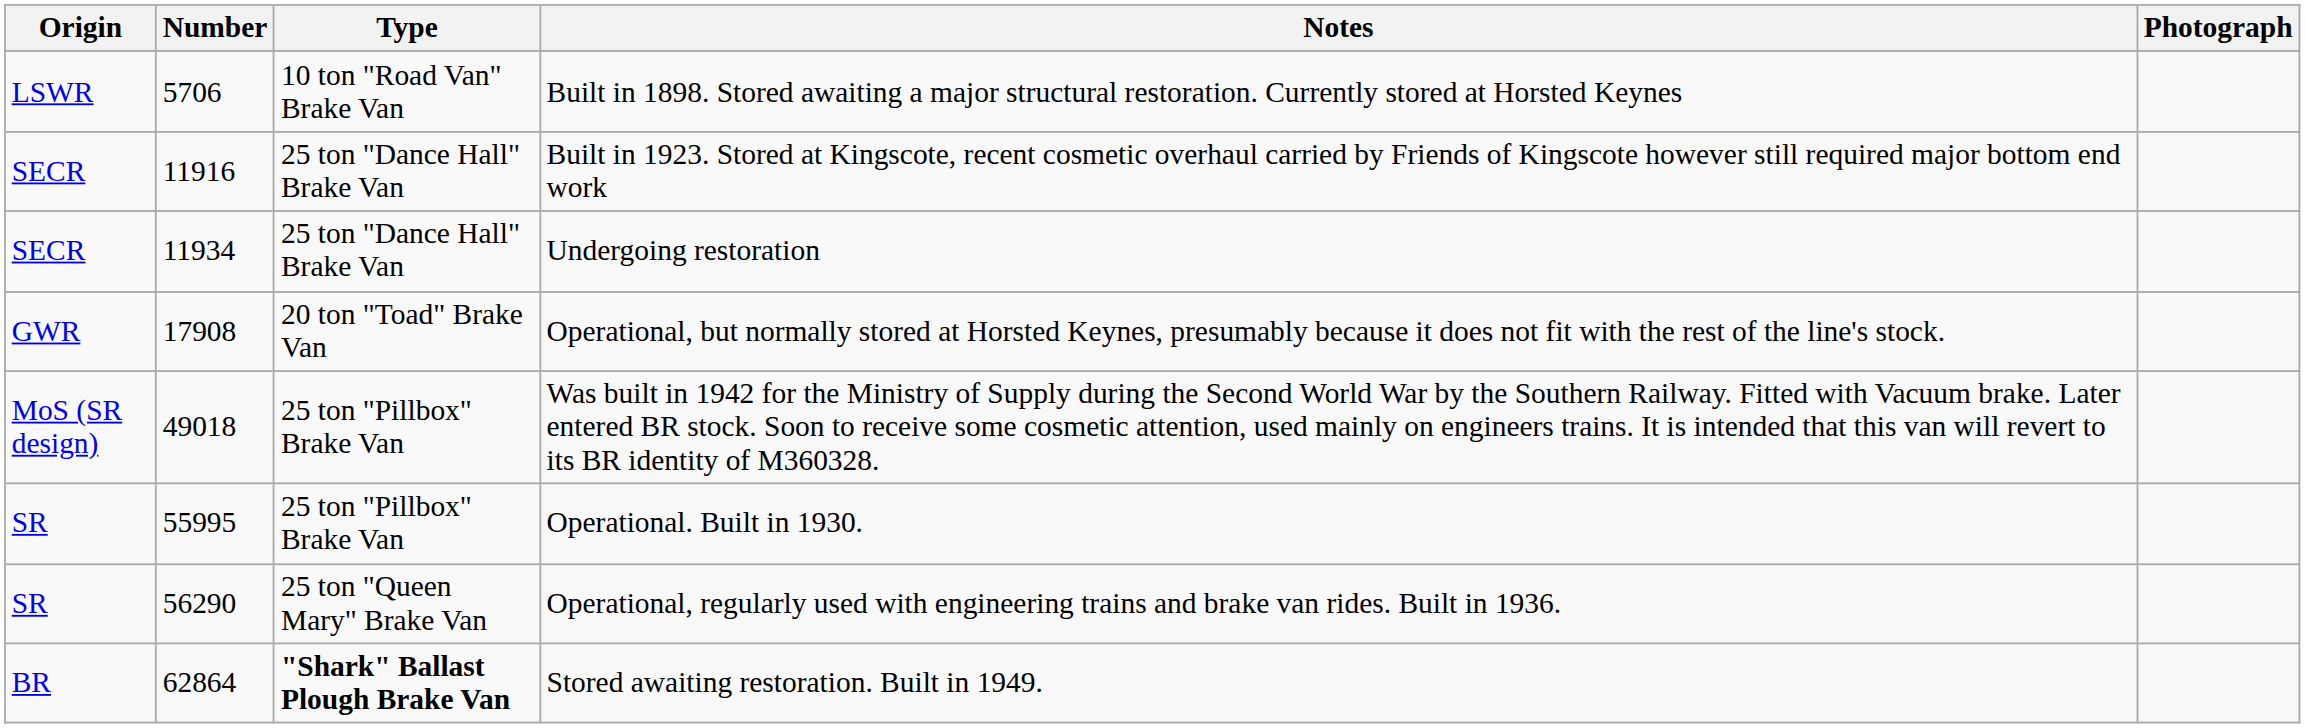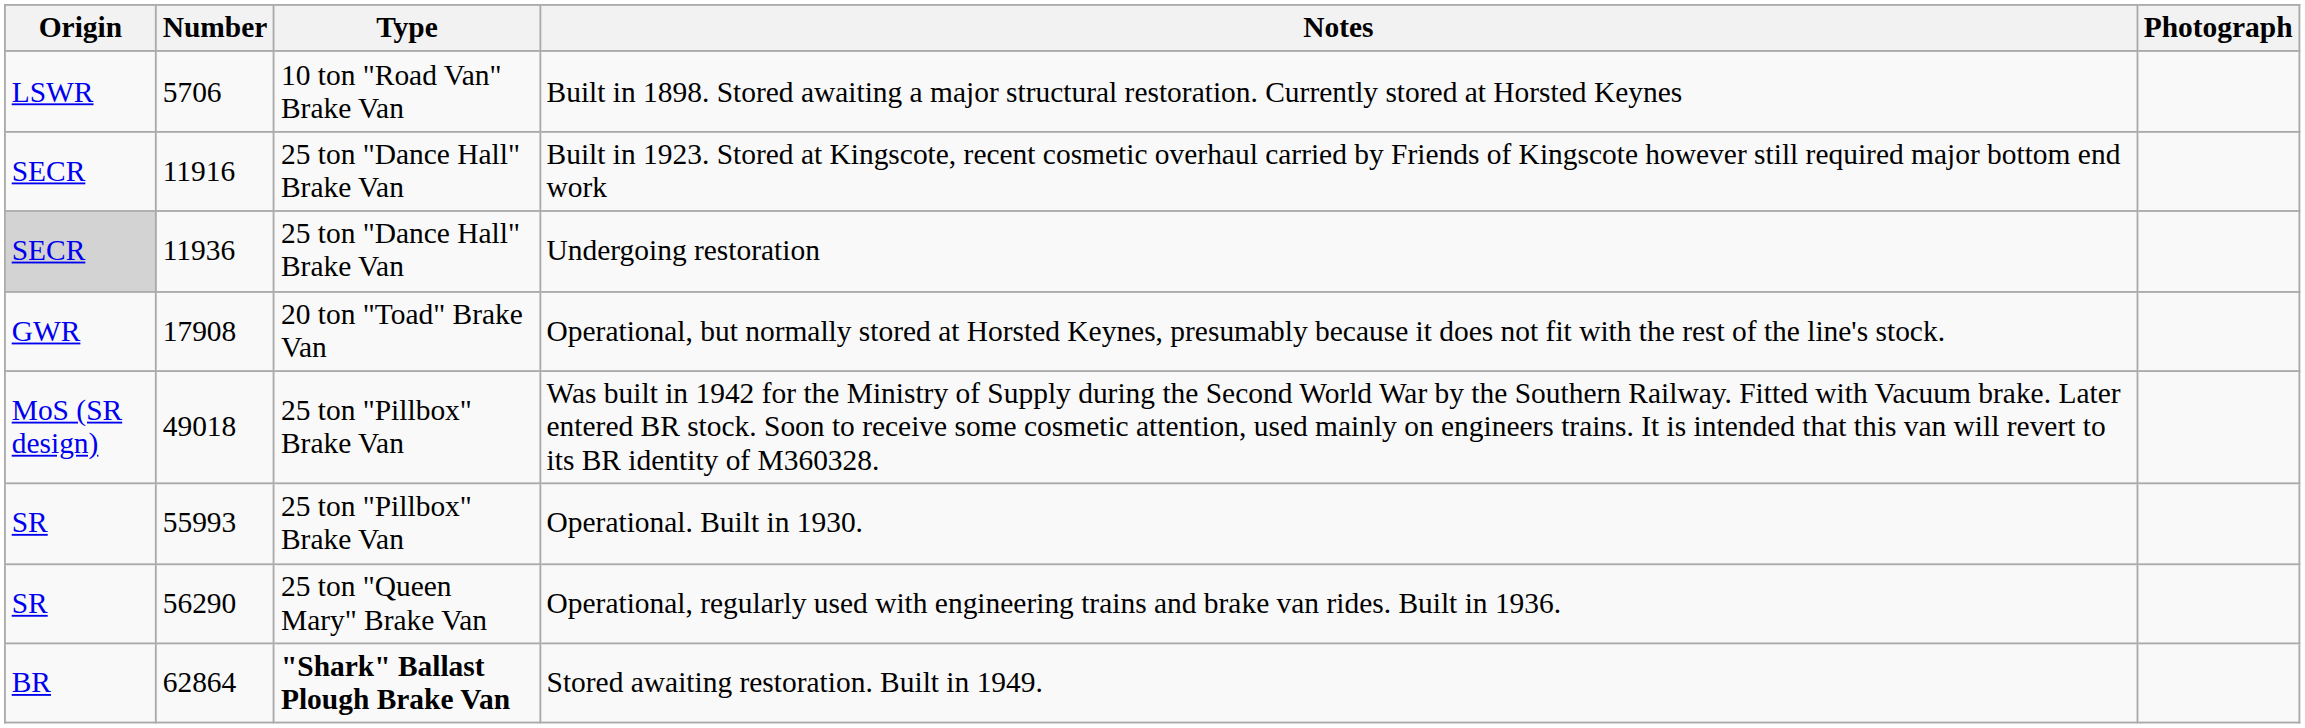(49, 250) no background -> (49, 250) lightgrey background
(199, 250) 11934 -> (199, 250) 11936
(200, 523) 55995 -> (200, 523) 55993
